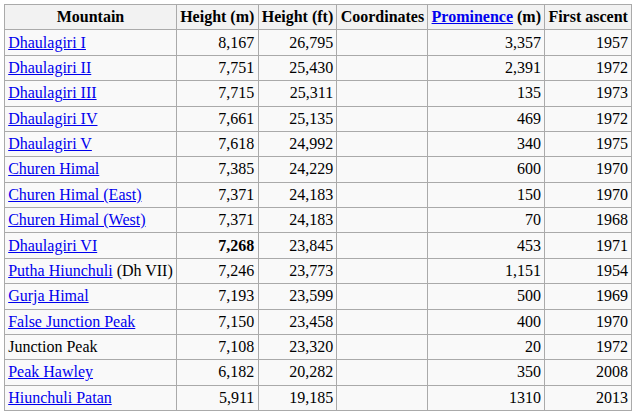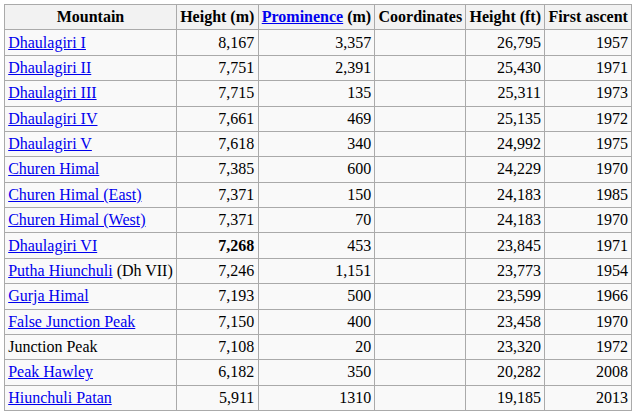columns swapped: (297, 17) <-> (486, 17)
(612, 67) 1972 -> (612, 67) 1971
(612, 194) 1970 -> (612, 194) 1985
(612, 220) 1968 -> (612, 220) 1970
(612, 296) 1969 -> (612, 296) 1966
